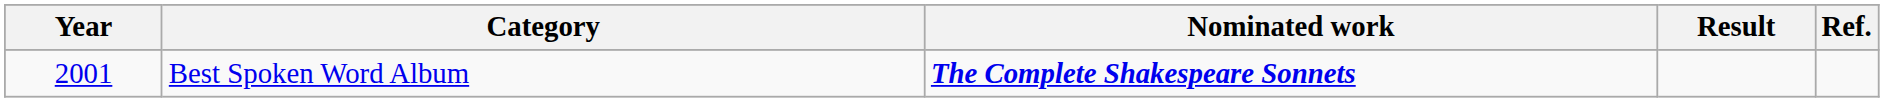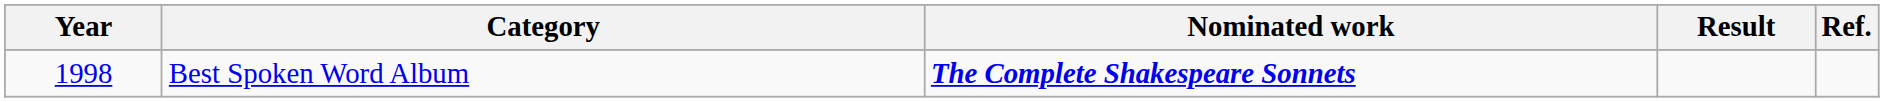(84, 73) 2001 -> (84, 73) 1998
